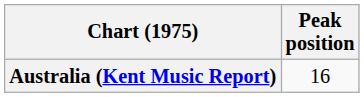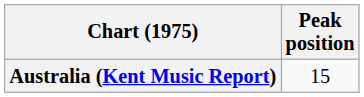(320, 75) 16 -> (320, 75) 15
